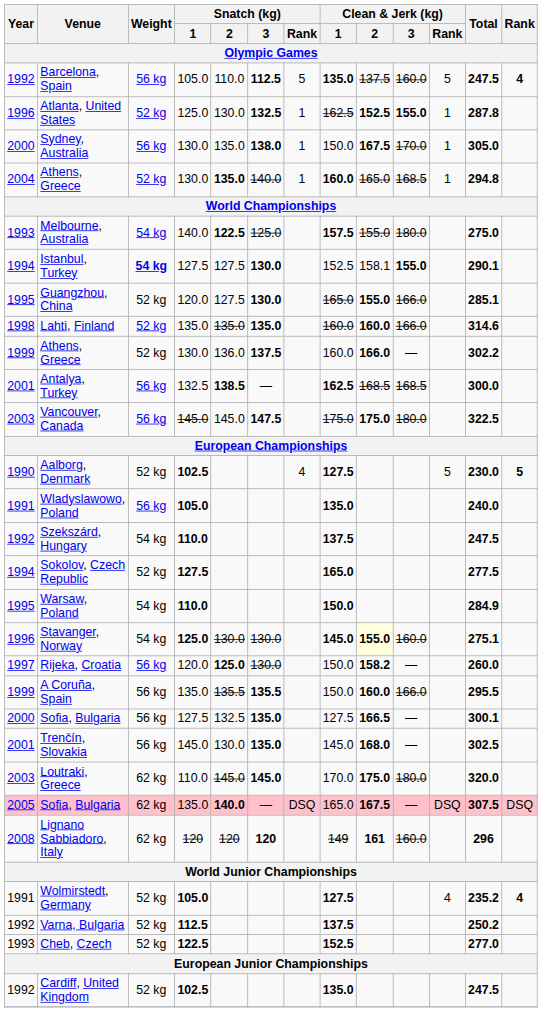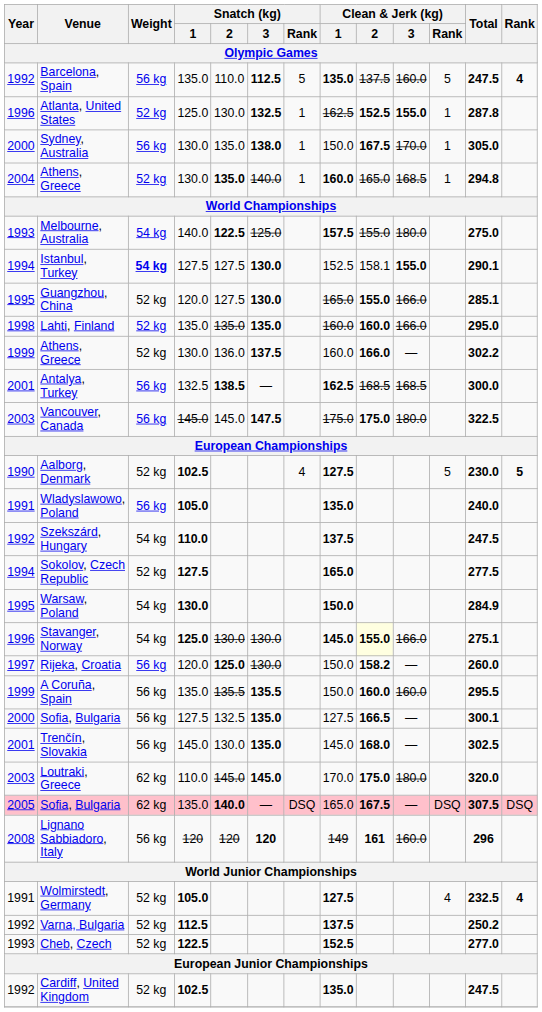(193, 79) 105.0 -> (193, 79) 135.0
(484, 326) 314.6 -> (484, 326) 295.0
(193, 606) 110.0 -> (193, 606) 130.0
(411, 639) 160.0 -> (411, 639) 166.0
(411, 692) 166.0 -> (411, 692) 160.0
(151, 838) 62 kg -> (151, 838) 56 kg
(484, 898) 235.2 -> (484, 898) 232.5
